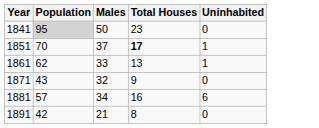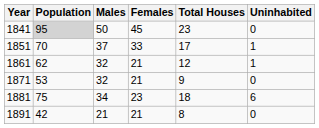+ column: (152, 13)
(137, 47) bold -> (184, 47) normal
(102, 64) 33 -> (102, 64) 32
(137, 64) 13 -> (184, 64) 12
(42, 81) 43 -> (42, 81) 53
(42, 98) 57 -> (42, 98) 75
(137, 98) 16 -> (184, 98) 18
